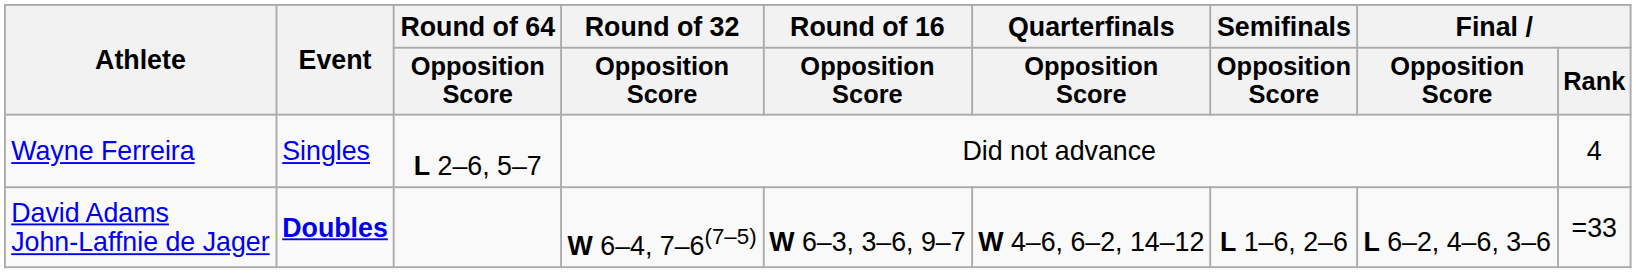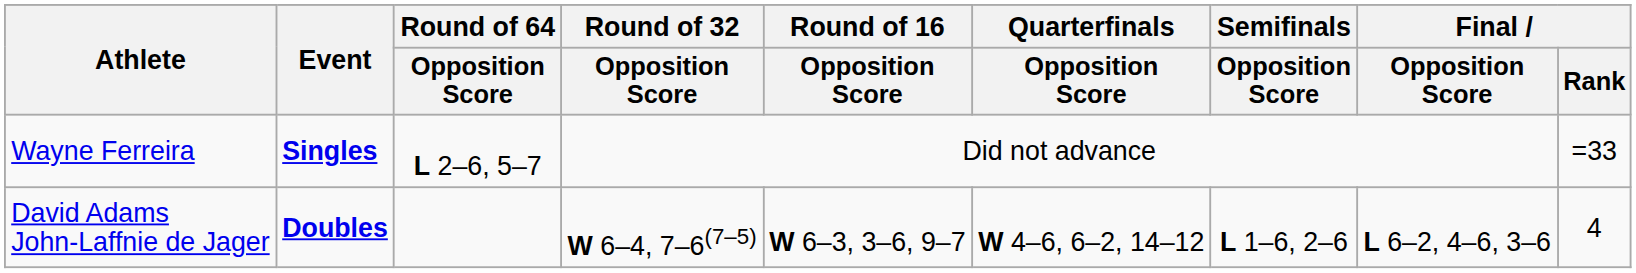(326, 152) normal -> (330, 152) bold
(1594, 152) 4 -> (1594, 152) =33
(1594, 227) =33 -> (1594, 227) 4
